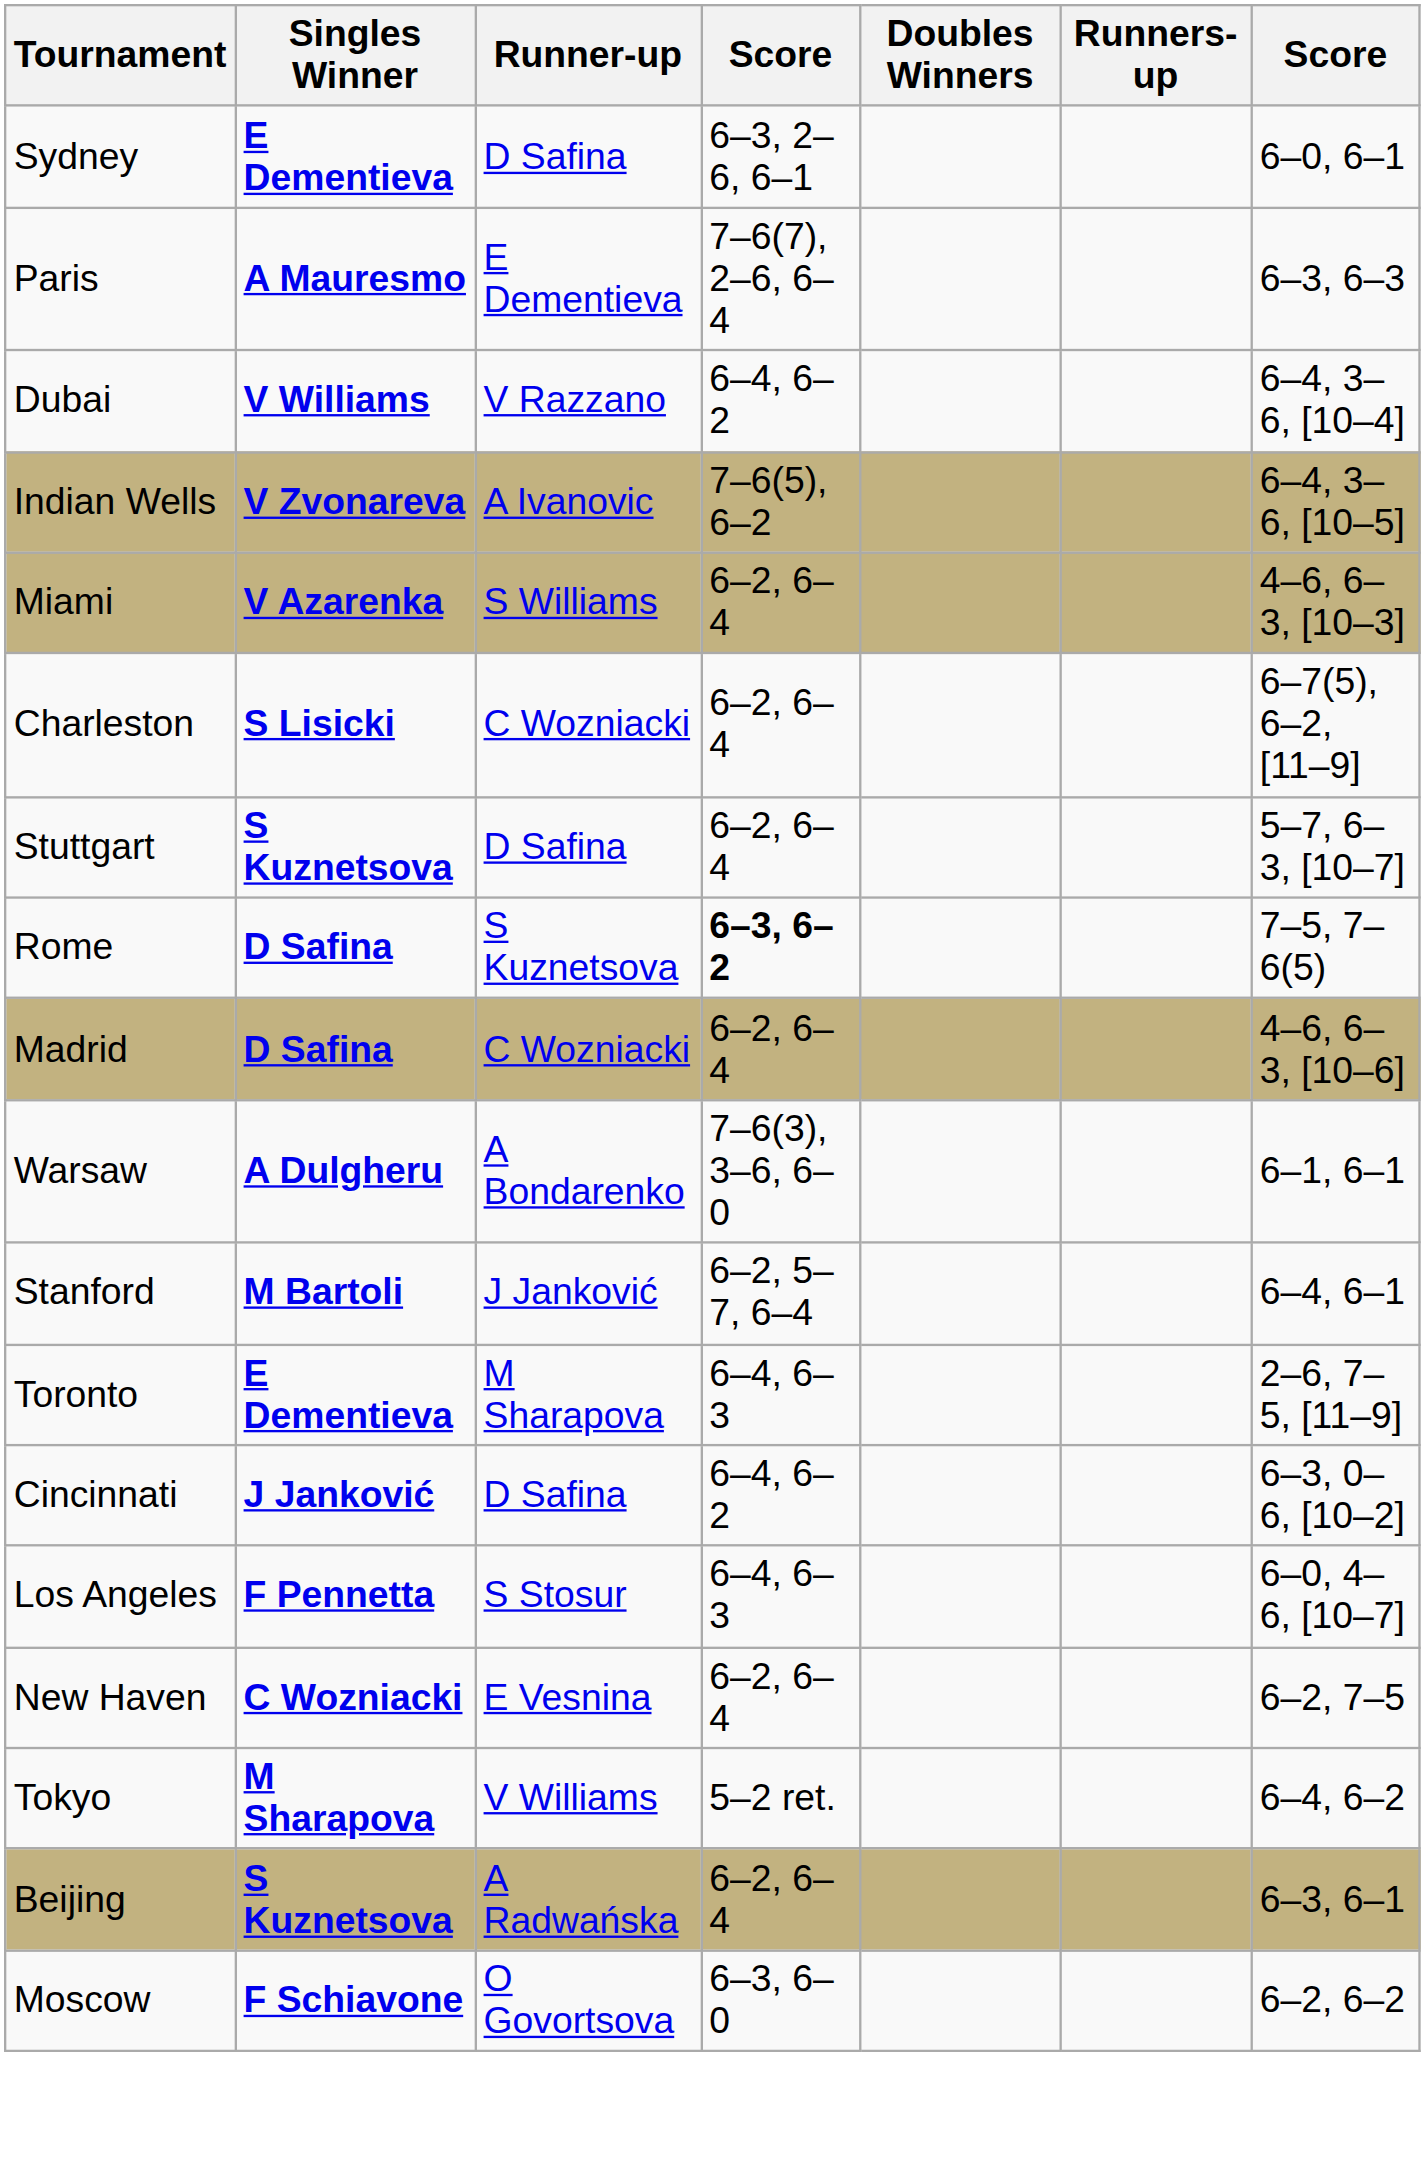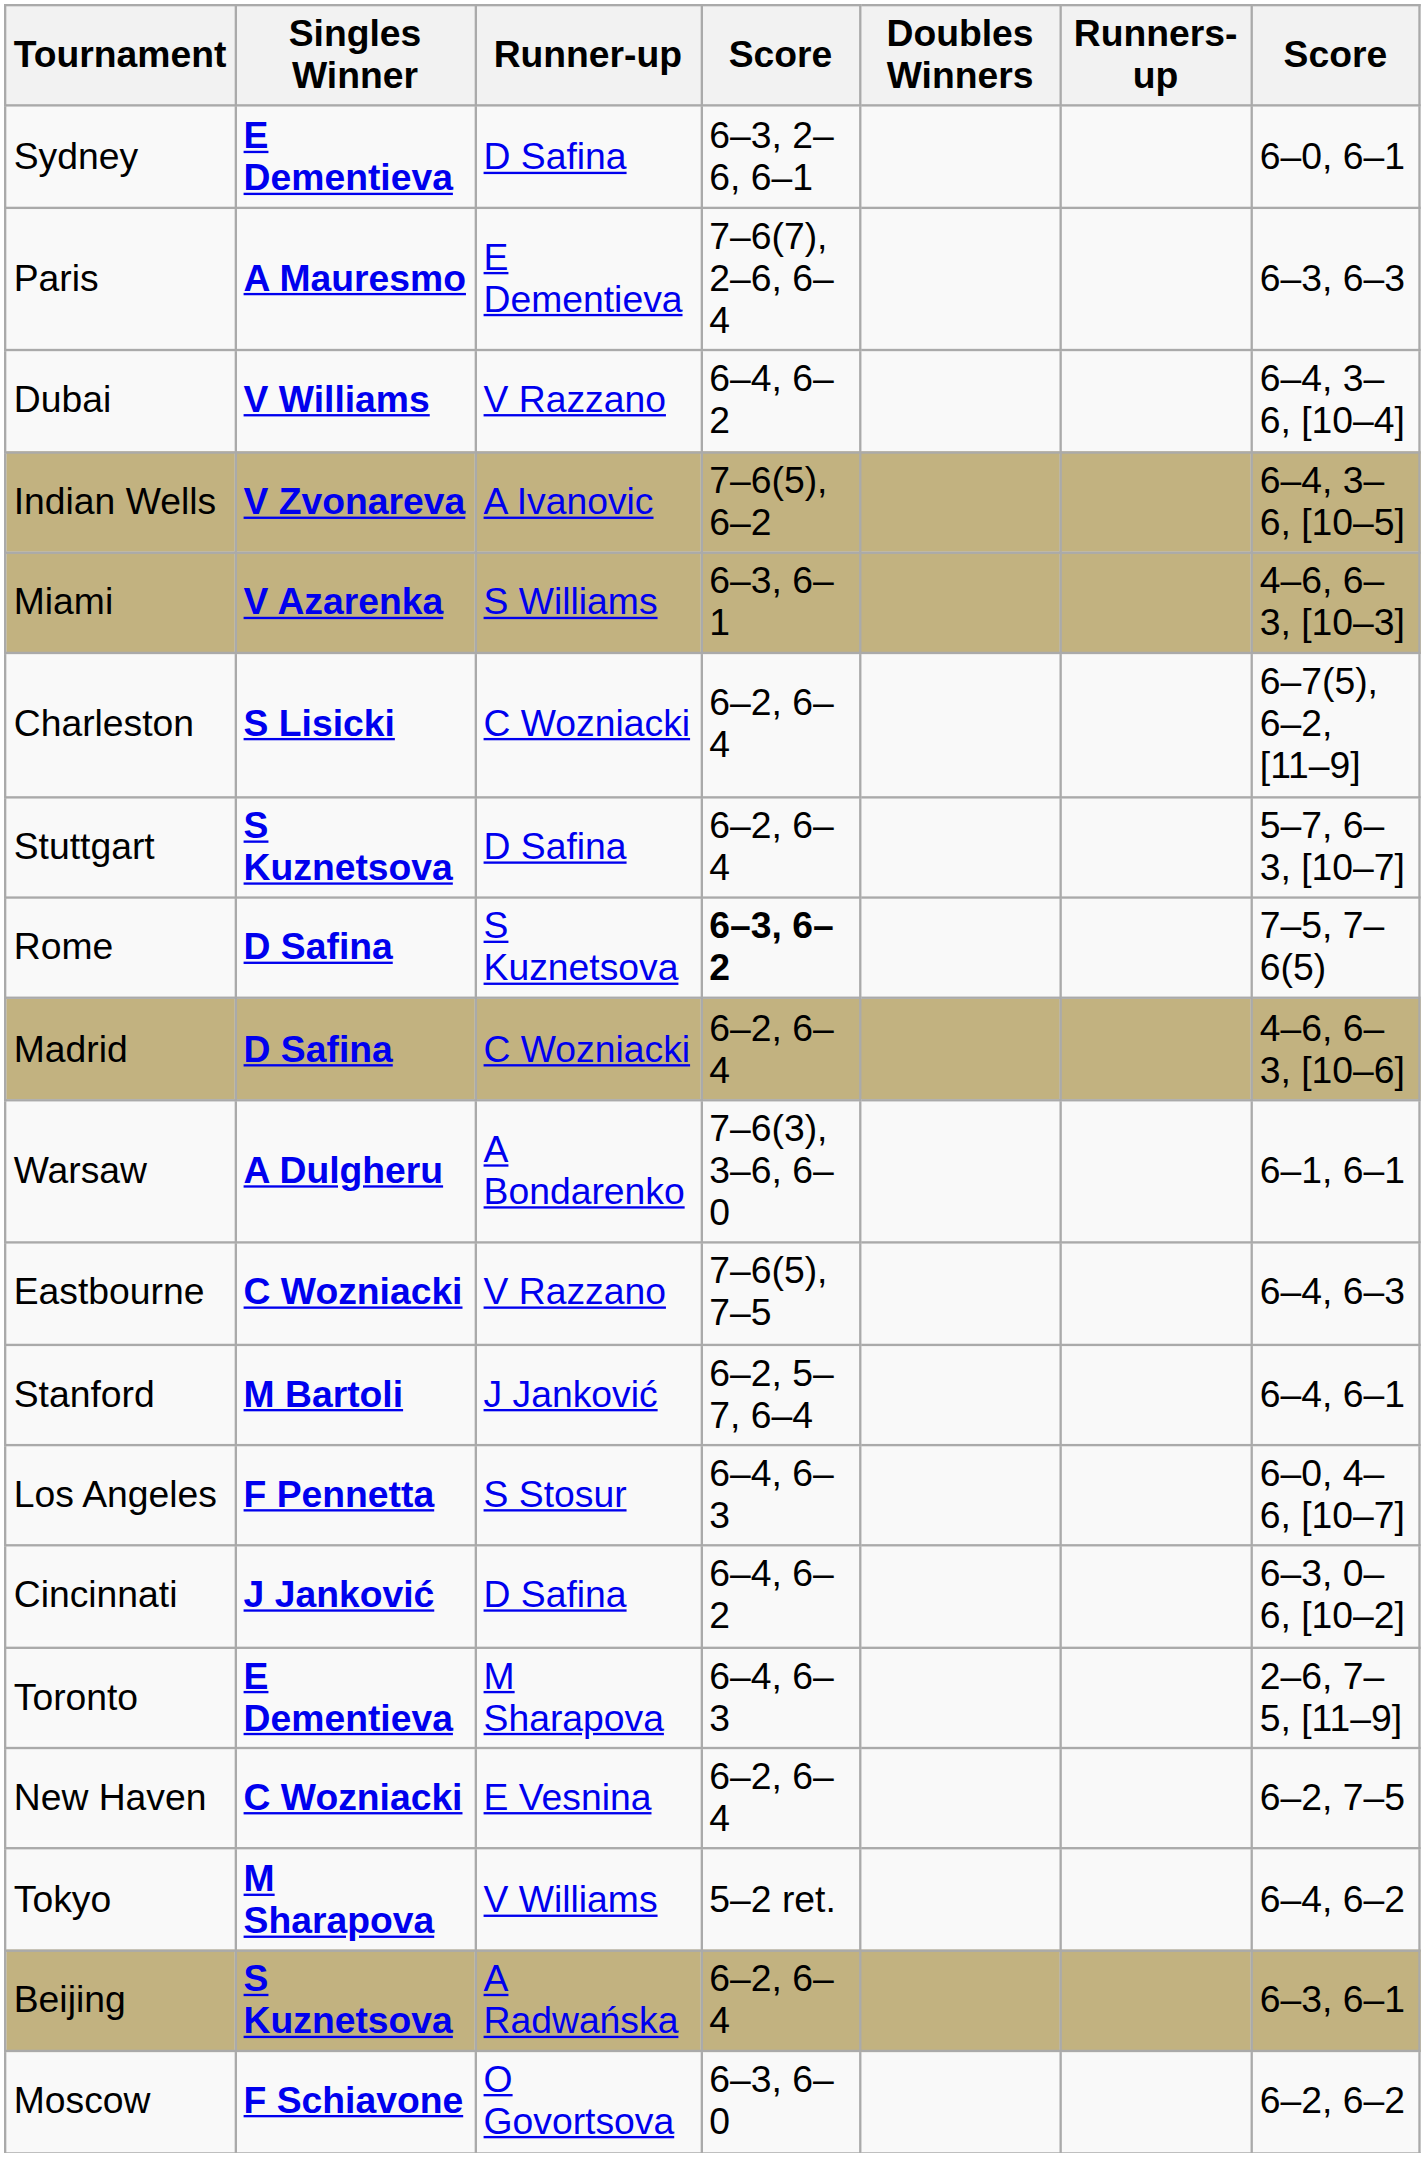(772, 602) 6–2, 6–4 -> (772, 602) 6–3, 6–1
+ row: (109, 1292)
rows swapped: (115, 1595) <-> (76, 1393)
